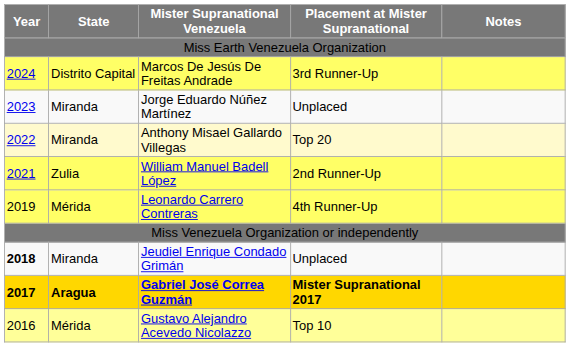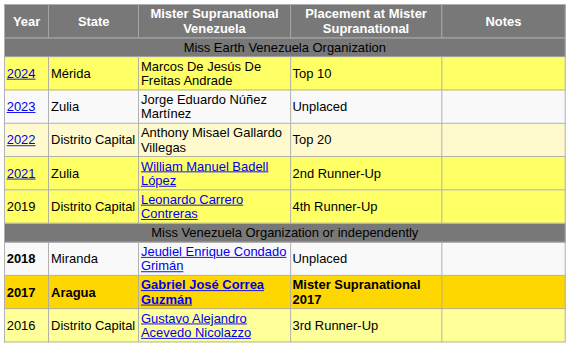(93, 73) Distrito Capital -> (71, 73) Mérida
(335, 73) 3rd Runner-Up -> (312, 73) Top 10
(74, 107) Miranda -> (65, 107) Zulia
(74, 140) Miranda -> (93, 140) Distrito Capital
(71, 206) Mérida -> (93, 206) Distrito Capital
(71, 325) Mérida -> (93, 325) Distrito Capital
(312, 325) Top 10 -> (335, 325) 3rd Runner-Up
